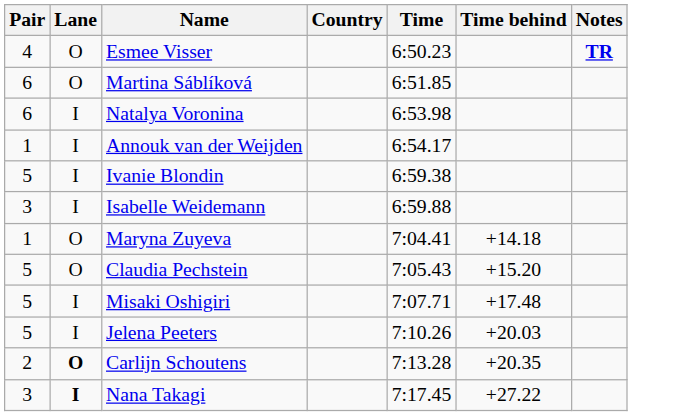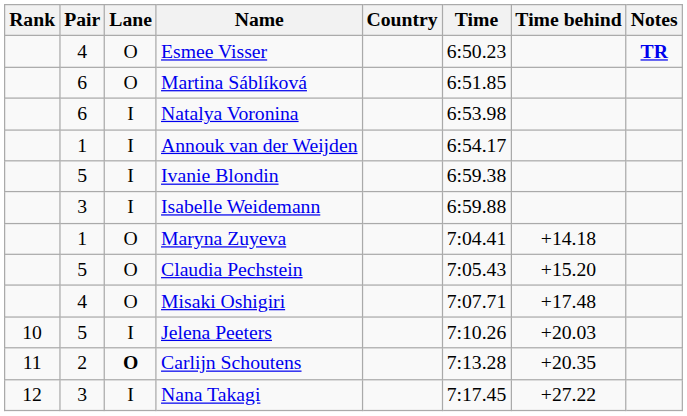+ column: (32, 20)
(27, 301) 5 -> (82, 301) 4
(76, 301) I -> (131, 301) O
(76, 394) bold -> (131, 394) normal
